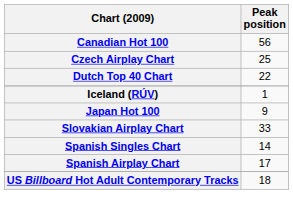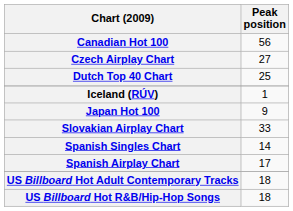(265, 59) 25 -> (265, 59) 27
(265, 77) 22 -> (265, 77) 25
+ row: (123, 197)
